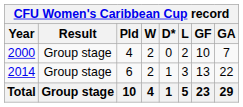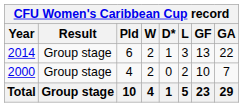rows swapped: (21, 53) <-> (21, 72)
